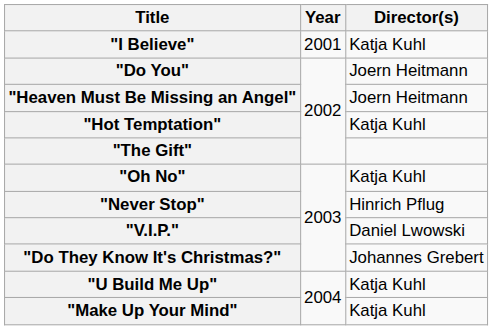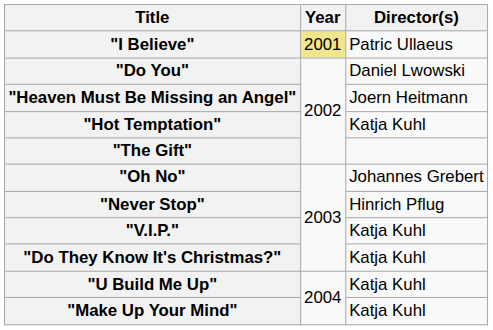(323, 44) no background -> (323, 44) khaki background
(387, 44) Katja Kuhl -> (401, 44) Patric Ullaeus
(408, 71) Joern Heitmann -> (407, 71) Daniel Lwowski
(387, 177) Katja Kuhl -> (416, 177) Johannes Grebert
(407, 230) Daniel Lwowski -> (387, 230) Katja Kuhl
(416, 257) Johannes Grebert -> (387, 257) Katja Kuhl
